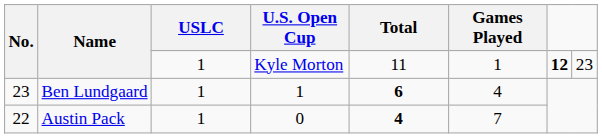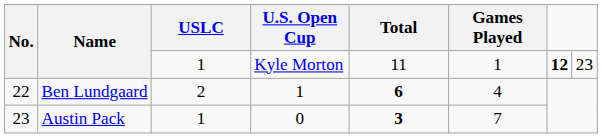(21, 91) 23 -> (21, 91) 22
(201, 91) 1 -> (201, 91) 2
(21, 118) 22 -> (21, 118) 23
(399, 118) 4 -> (399, 118) 3
